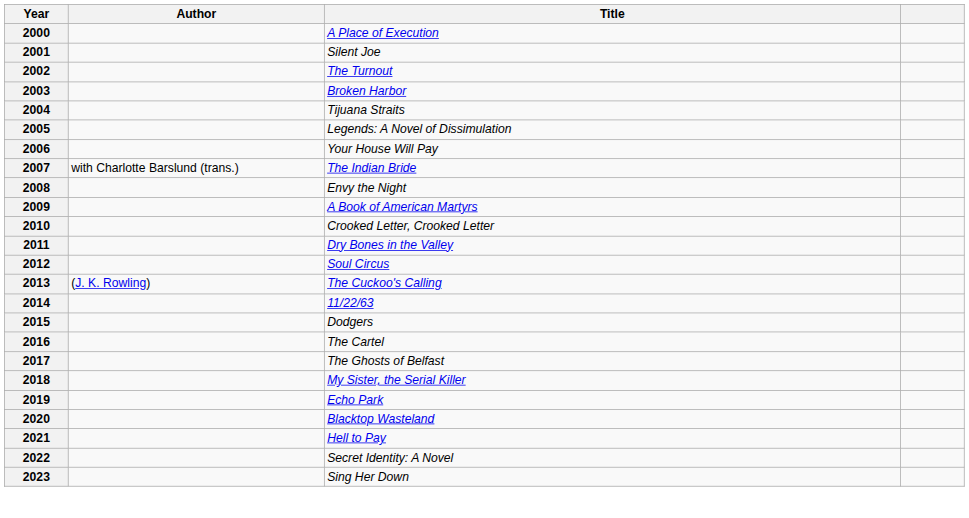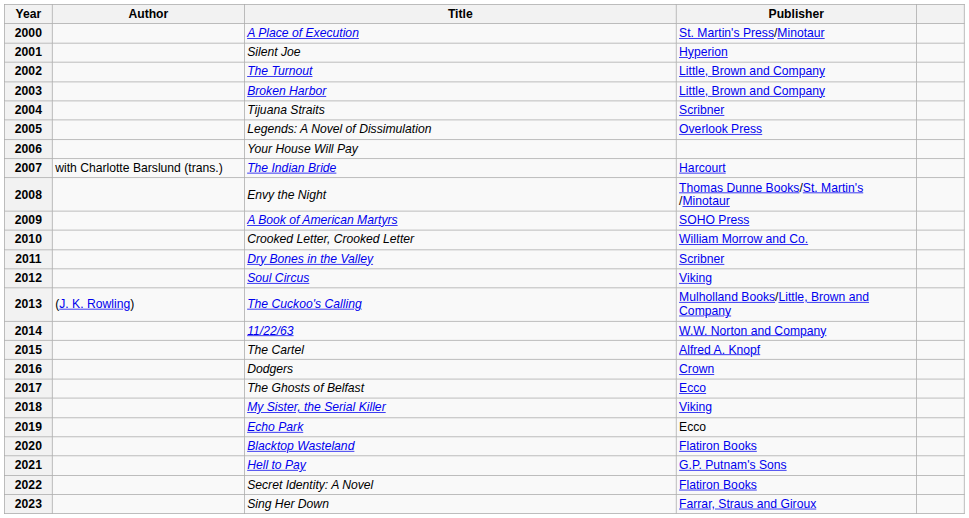+ column: (796, 14)
(350, 322) Dodgers -> (276, 350) The Cartel
(356, 341) The Cartel -> (270, 369) Dodgers
